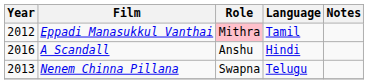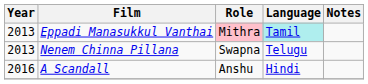(21, 33) 2012 -> (21, 33) 2013
(283, 33) no background -> (283, 33) paleturquoise background
rows swapped: (110, 70) <-> (75, 51)
